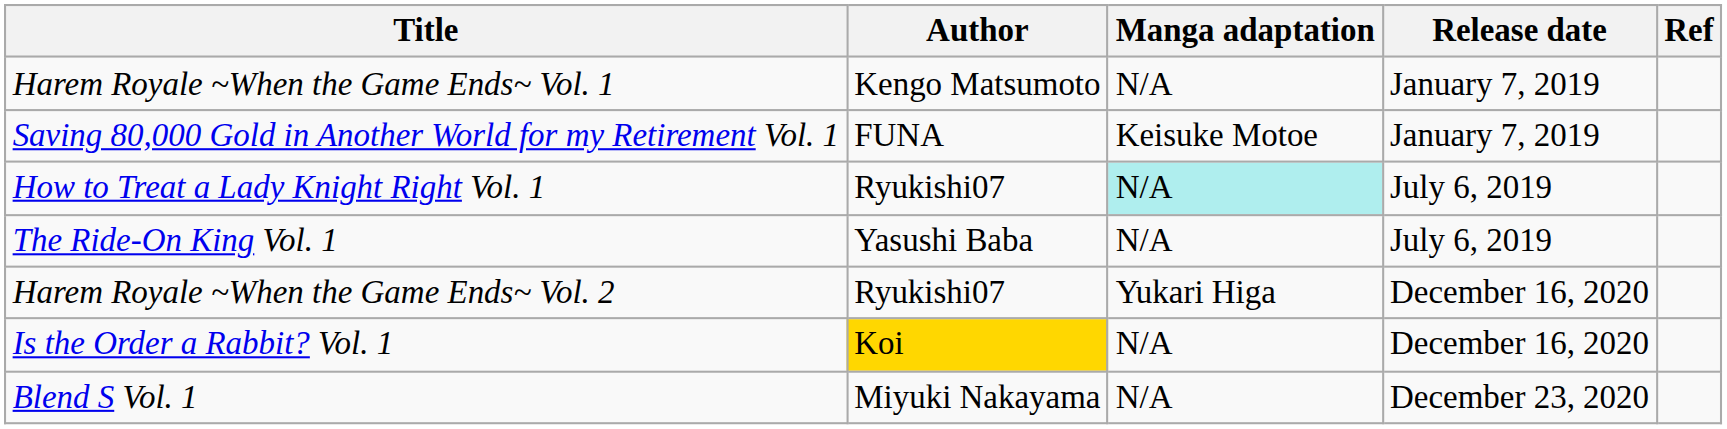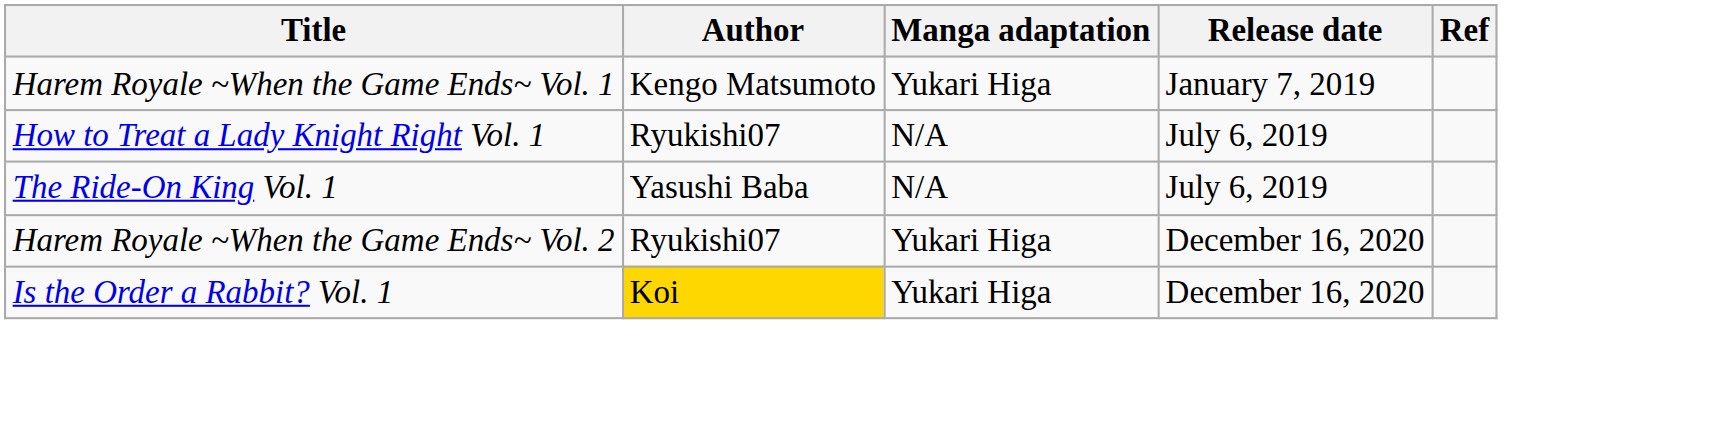(1144, 82) N/A -> (971, 82) Yukari Higa
- row: (426, 135)
(1144, 187) paleturquoise background -> (920, 135) no background
(1144, 344) N/A -> (971, 291) Yukari Higa
- row: (105, 396)
